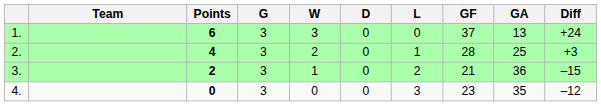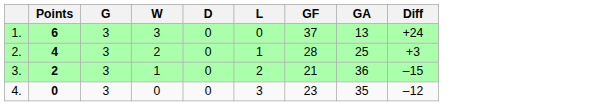- column: (108, 14)
